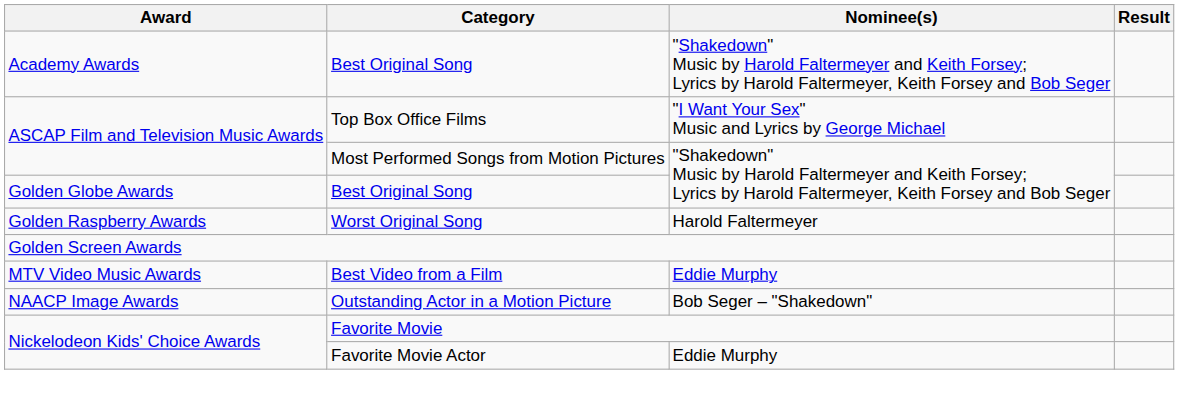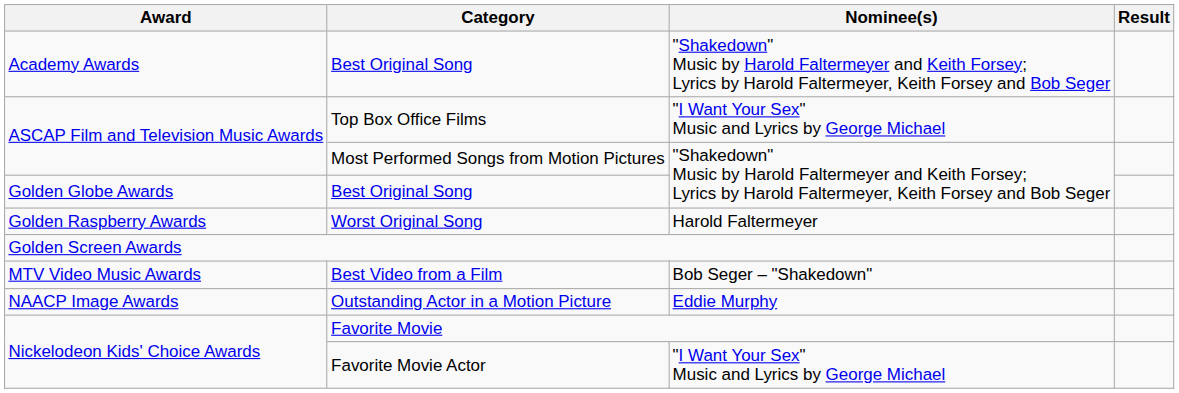(725, 274) Eddie Murphy -> (772, 274) Bob Seger – "Shakedown"
(772, 301) Bob Seger – "Shakedown" -> (725, 301) Eddie Murphy
(725, 355) Eddie Murphy -> (809, 364) "I Want Your Sex" Music and Lyrics by George Michael
